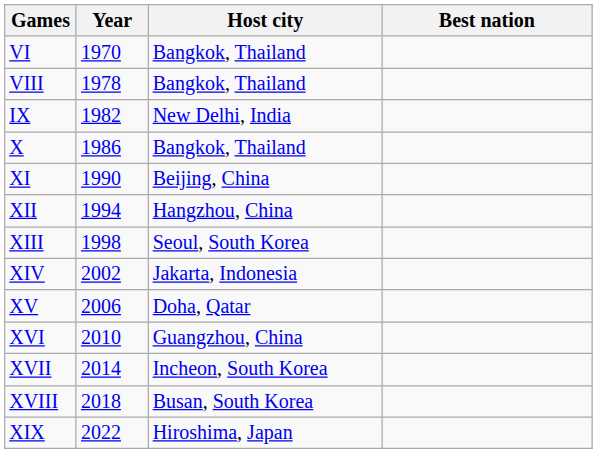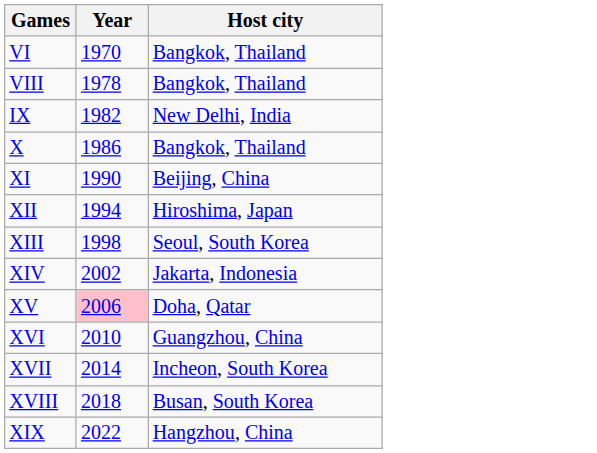- column: (487, 20)
(223, 210) Hangzhou, China -> (223, 210) Hiroshima, Japan
(101, 305) no background -> (101, 305) pink background
(223, 432) Hiroshima, Japan -> (223, 432) Hangzhou, China
